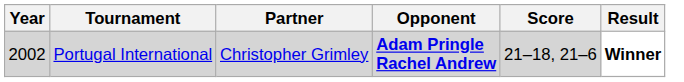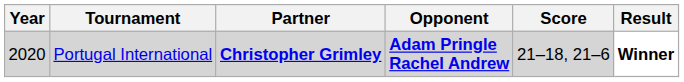(27, 54) 2002 -> (27, 54) 2020
(294, 54) normal -> (301, 54) bold
